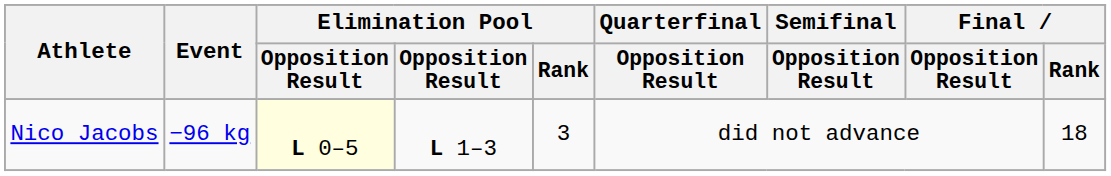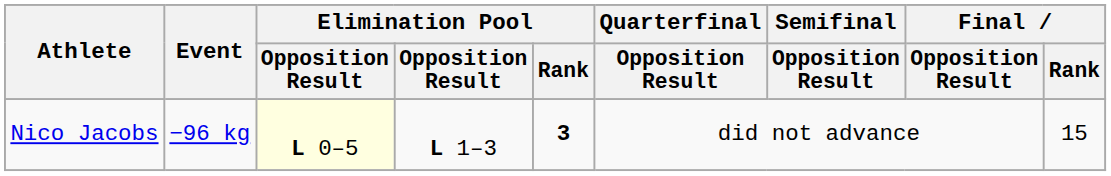(563, 134) normal -> (563, 134) bold
(1074, 134) 18 -> (1074, 134) 15
